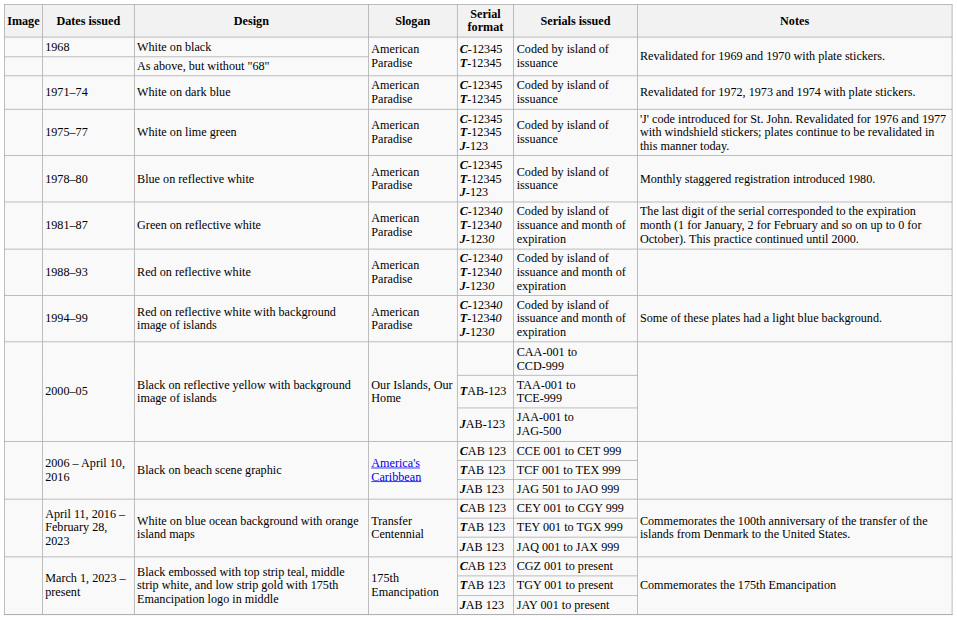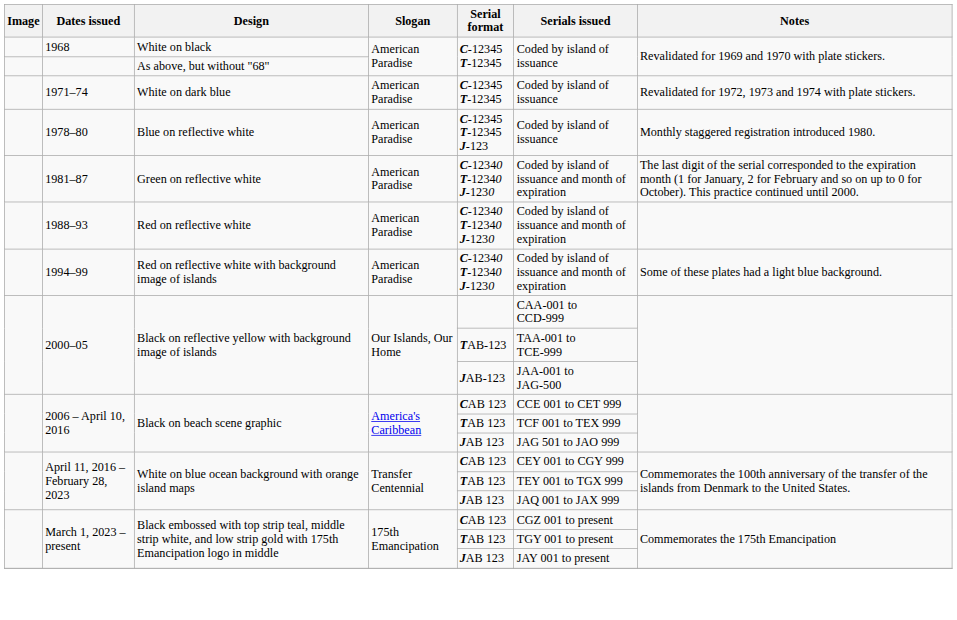- row: (66, 132)
